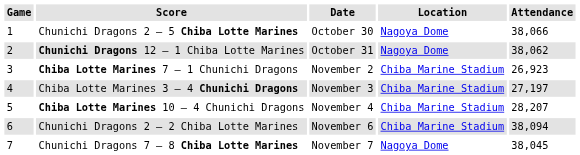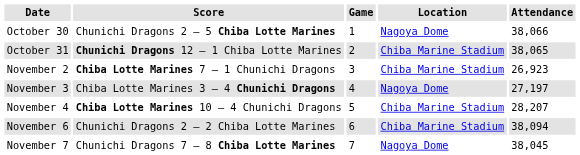columns swapped: (19, 13) <-> (343, 13)
(415, 51) Nagoya Dome -> (442, 51) Chiba Marine Stadium
(530, 51) 38,062 -> (530, 51) 38,065
(442, 89) Chiba Marine Stadium -> (415, 89) Nagoya Dome
